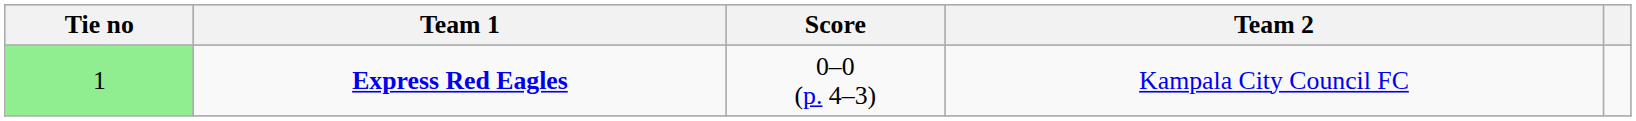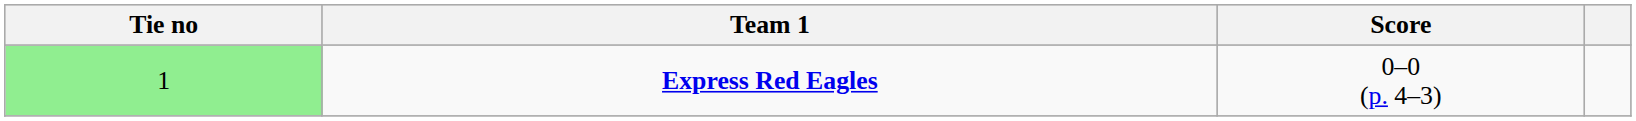- column: (1274, 24)
